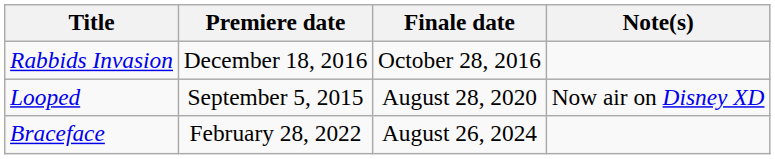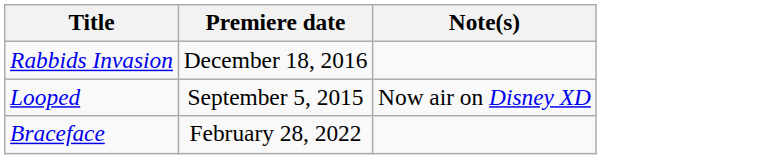- column: (459, 23)
